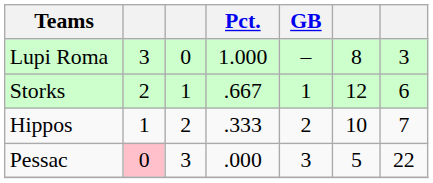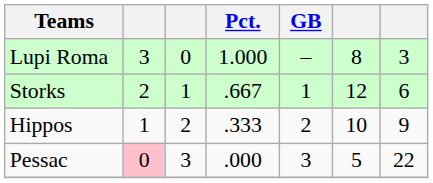(404, 125) 7 -> (404, 125) 9
